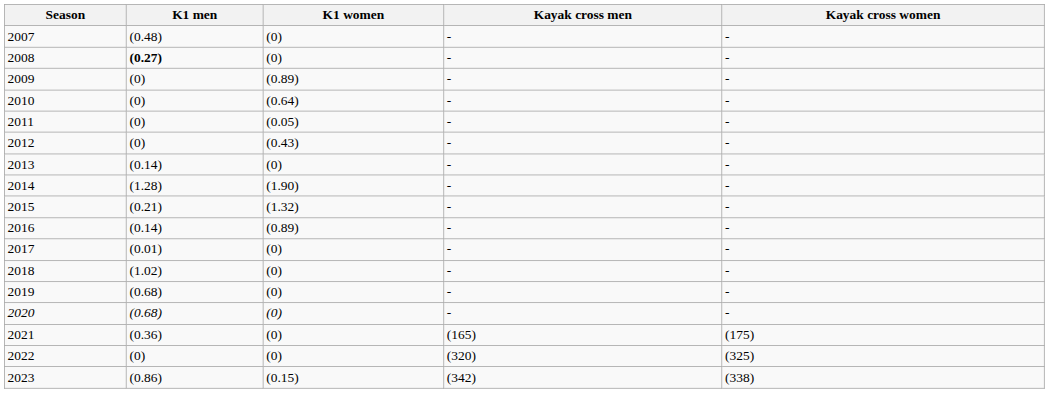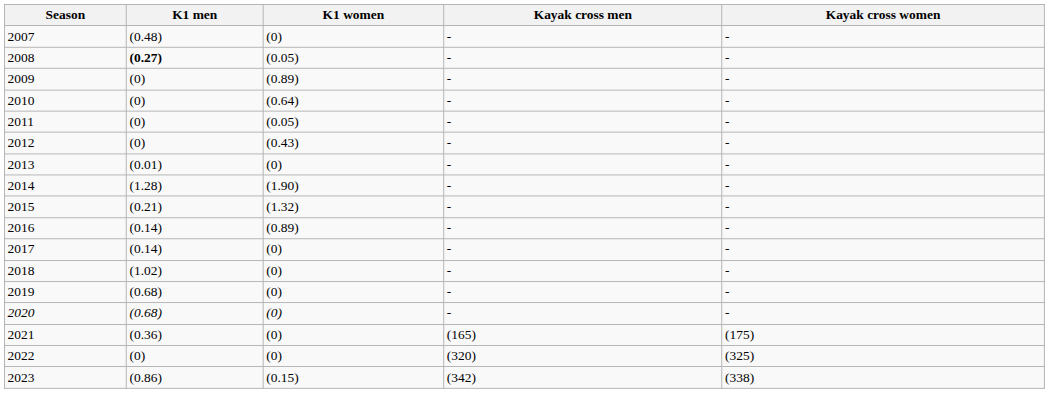(274, 57) (0) -> (282, 57) (0.05)
(146, 164) (0.14) -> (146, 164) (0.01)
(146, 249) (0.01) -> (146, 249) (0.14)
